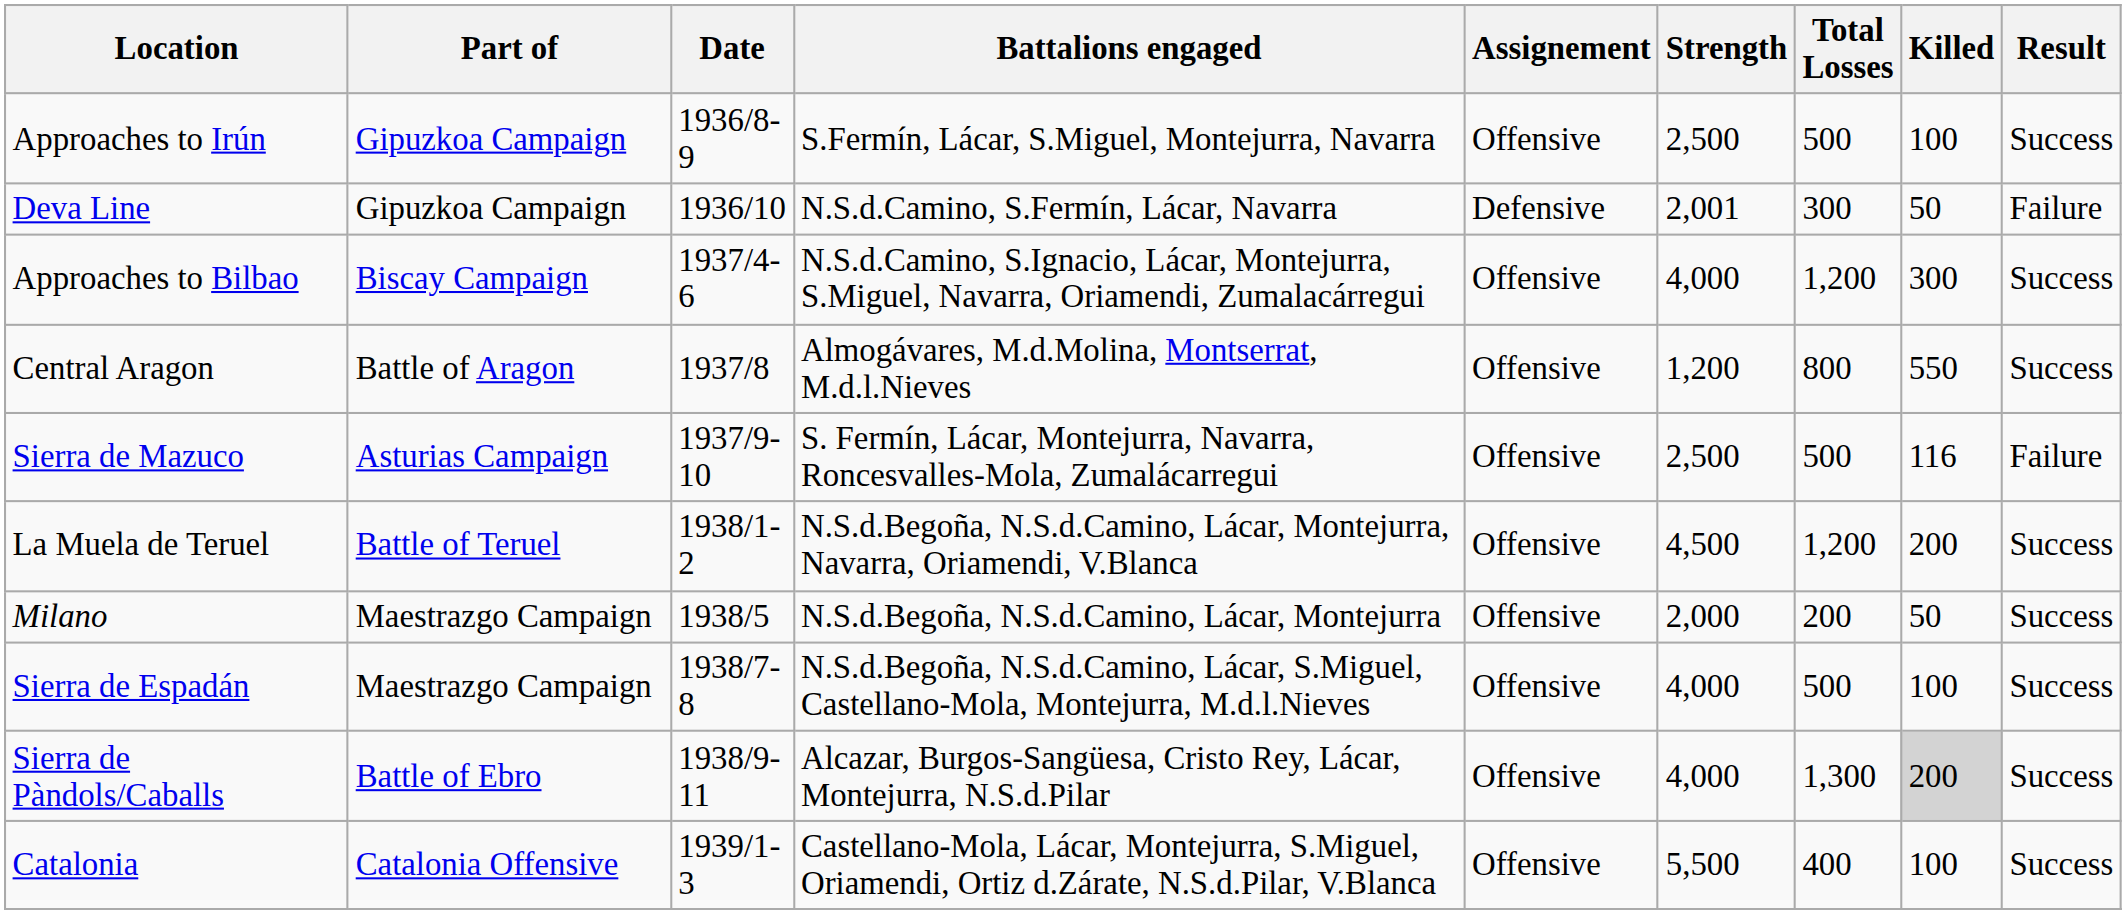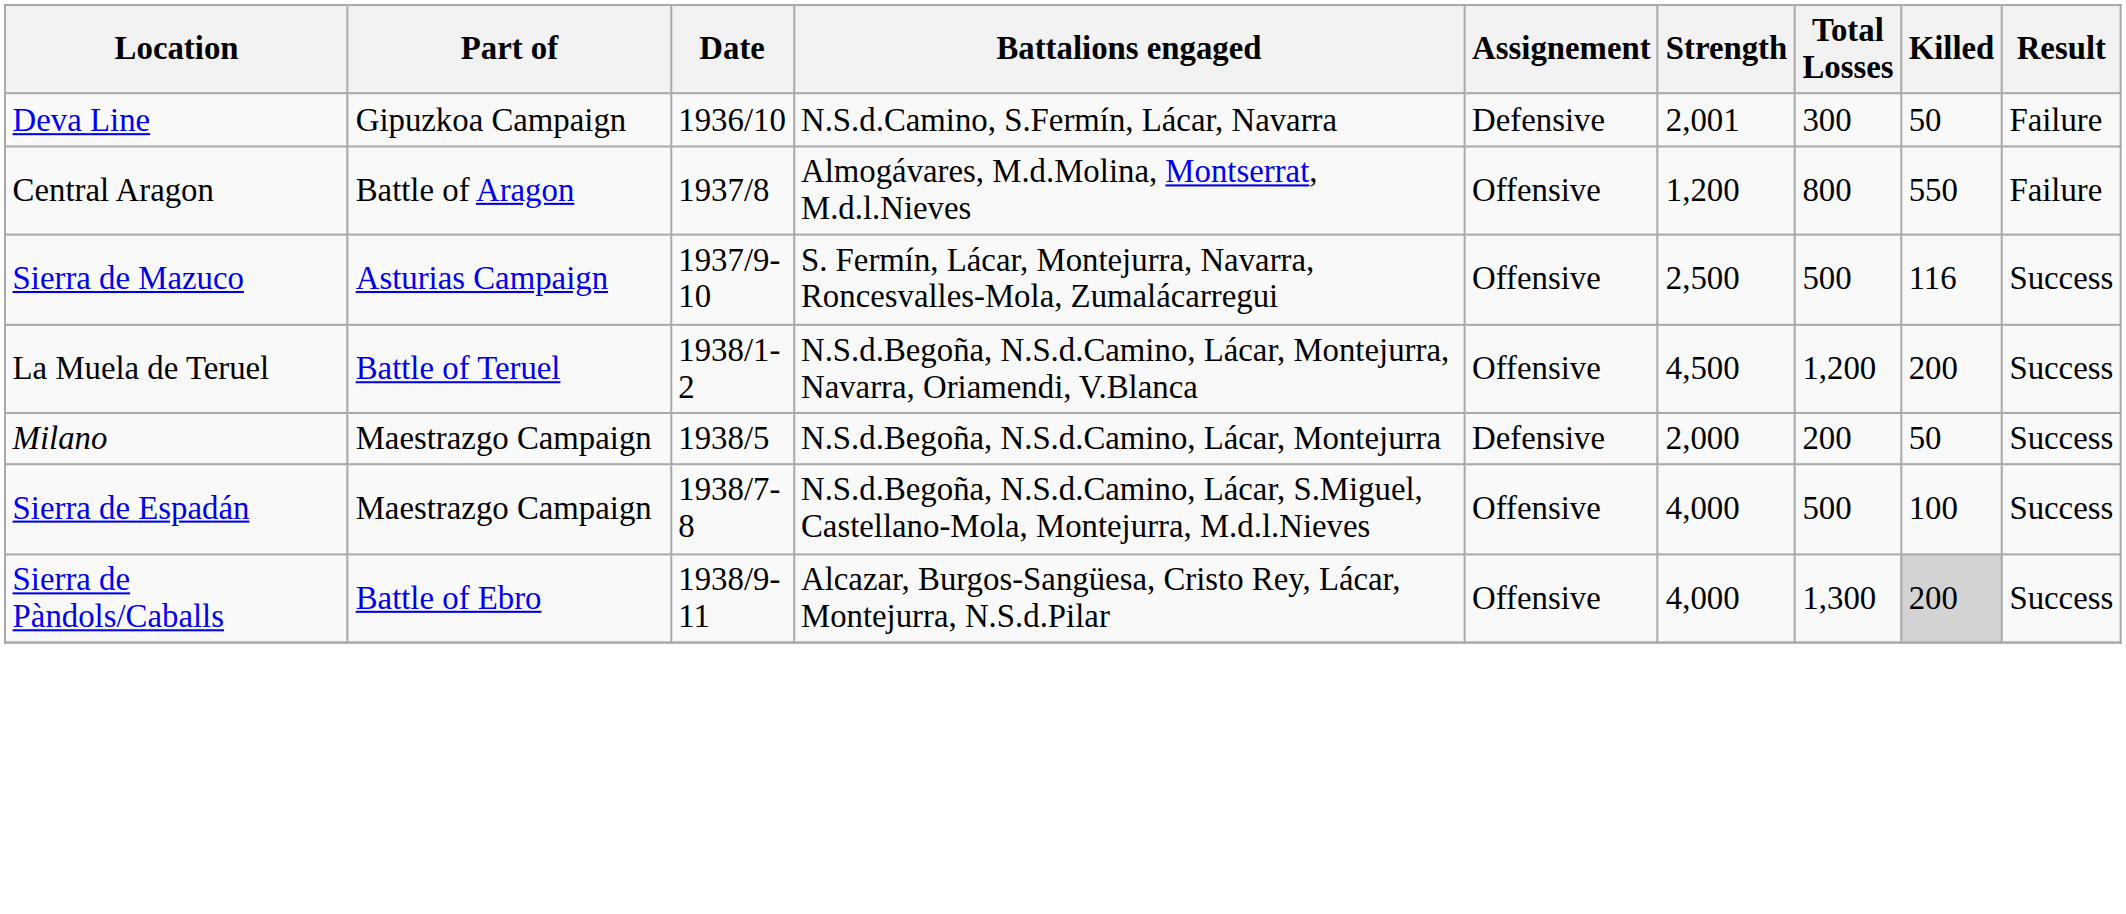- row: (139, 137)
- row: (156, 278)
(2061, 367) Success -> (2056, 189) Failure
(2056, 456) Failure -> (2061, 278) Success
(1536, 616) Offensive -> (1539, 438) Defensive
- row: (75, 864)
